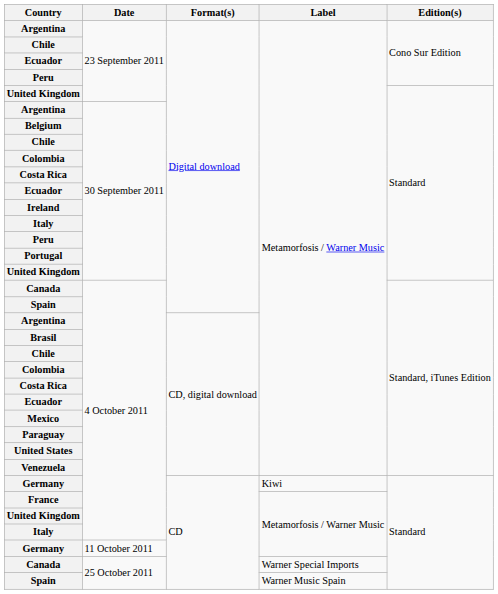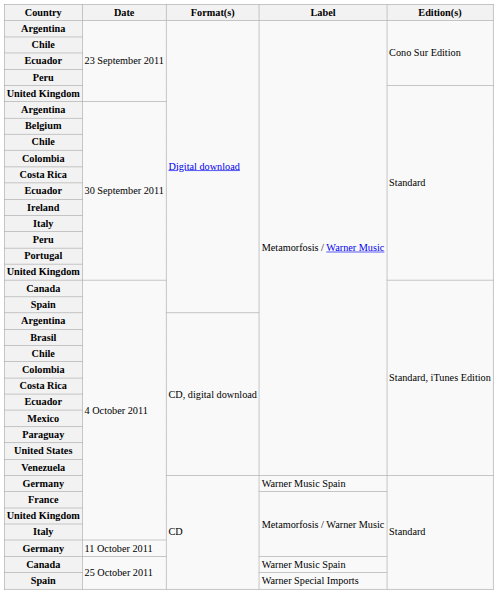(272, 483) Kiwi -> (304, 483) Warner Music Spain
(310, 564) Warner Special Imports -> (304, 564) Warner Music Spain
(304, 581) Warner Music Spain -> (310, 581) Warner Special Imports
